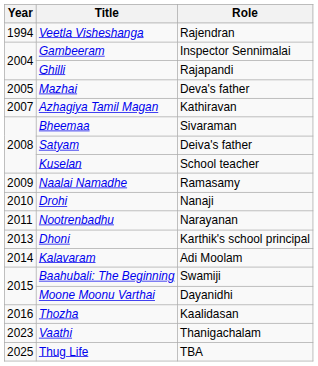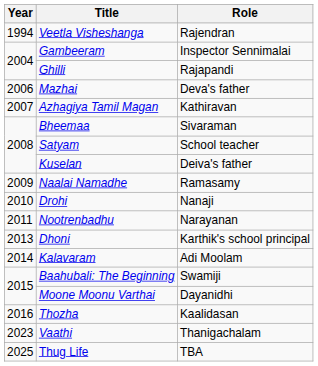(20, 88) 2005 -> (20, 88) 2006
(216, 145) Deiva's father -> (219, 145) School teacher
(219, 164) School teacher -> (216, 164) Deiva's father
